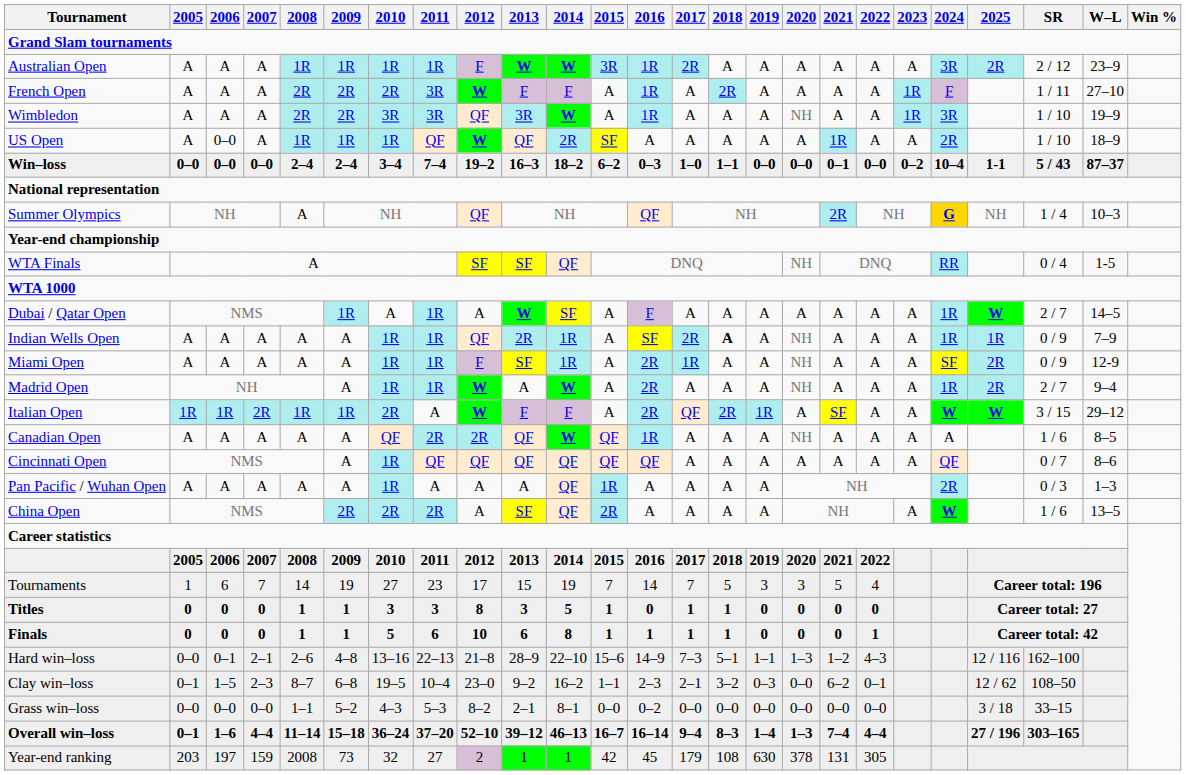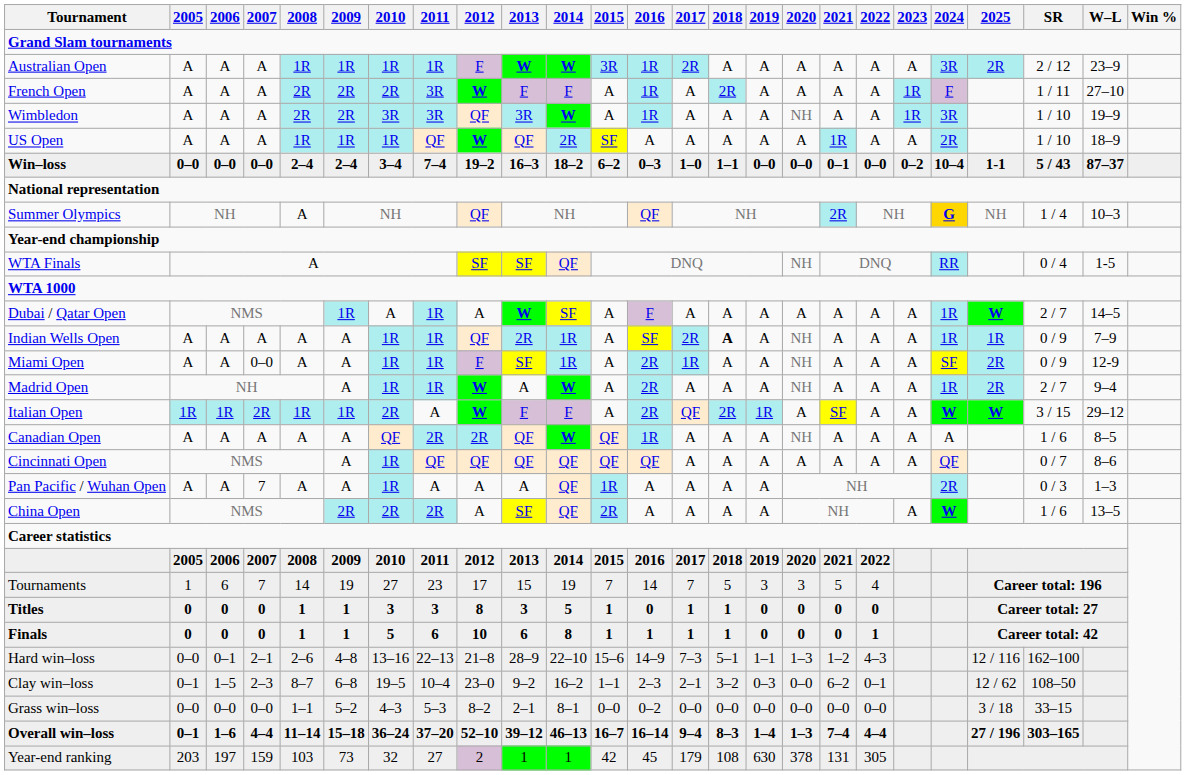(225, 140) 0–0 -> (225, 140) A
(262, 363) A -> (262, 363) 0–0
(262, 486) A -> (262, 486) 7
(302, 758) 2008 -> (302, 758) 103
